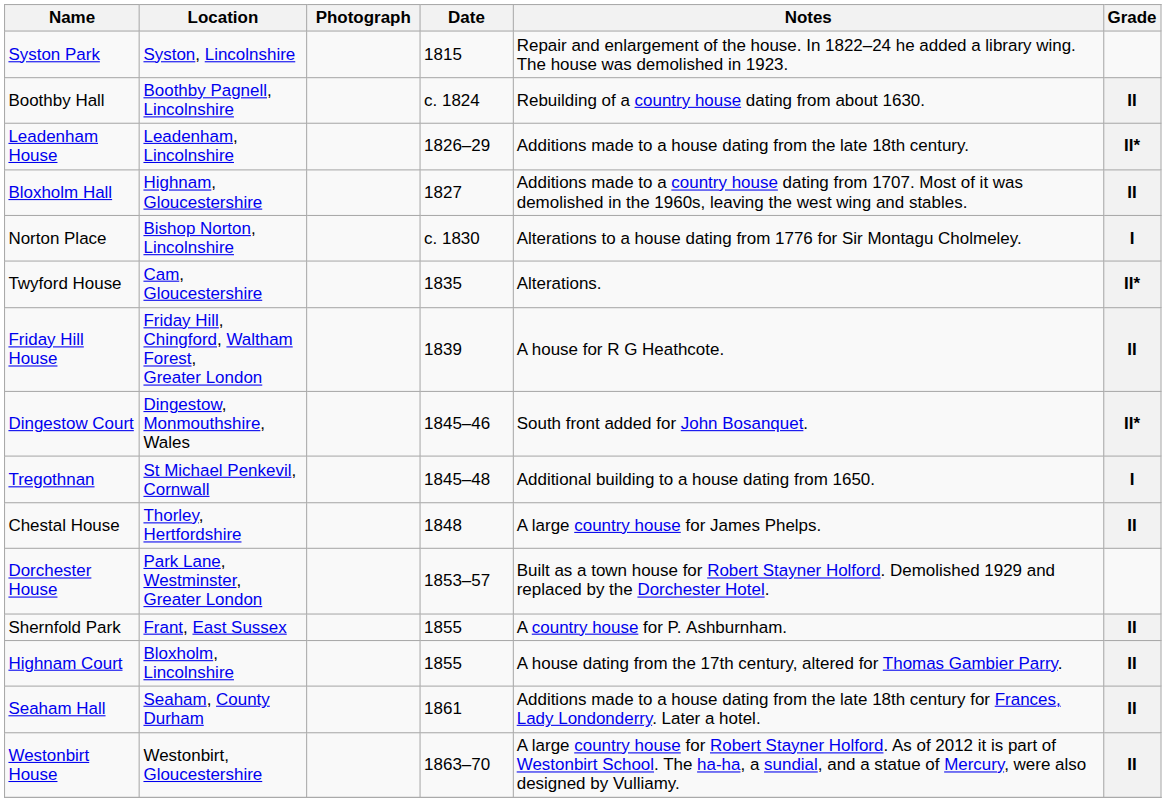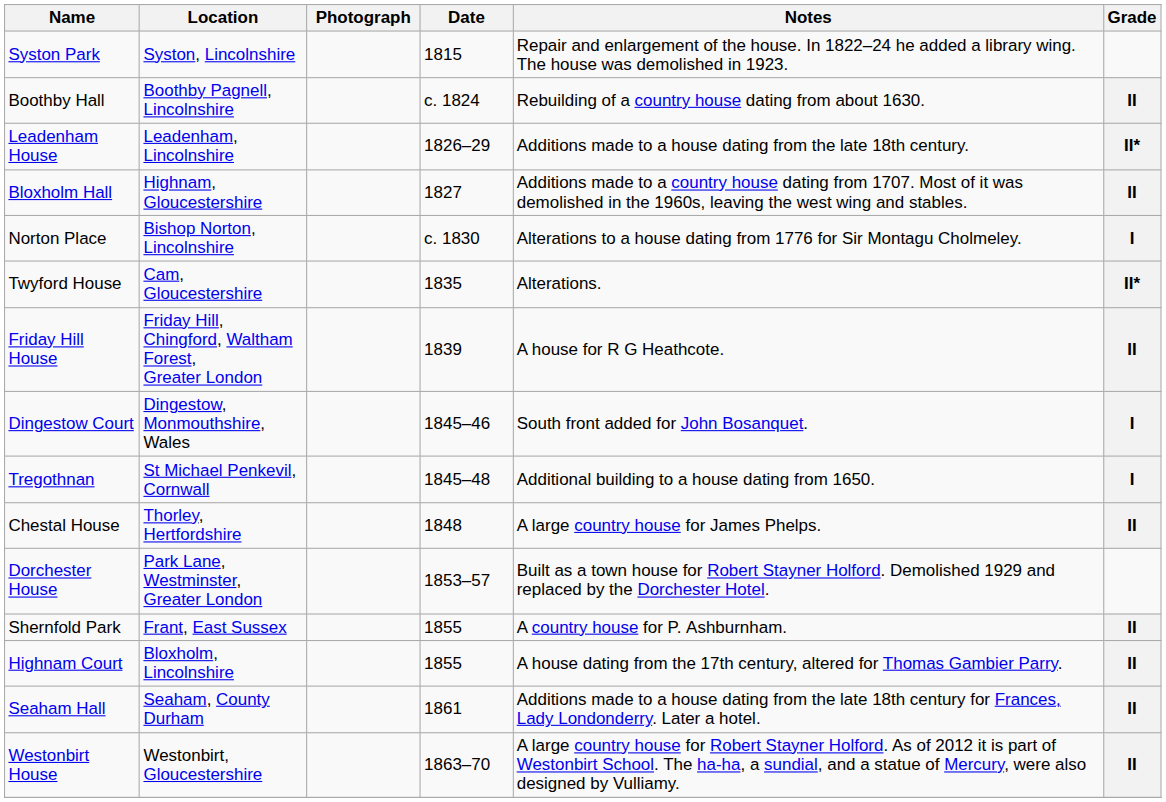(1132, 423) II* -> (1132, 423) I
